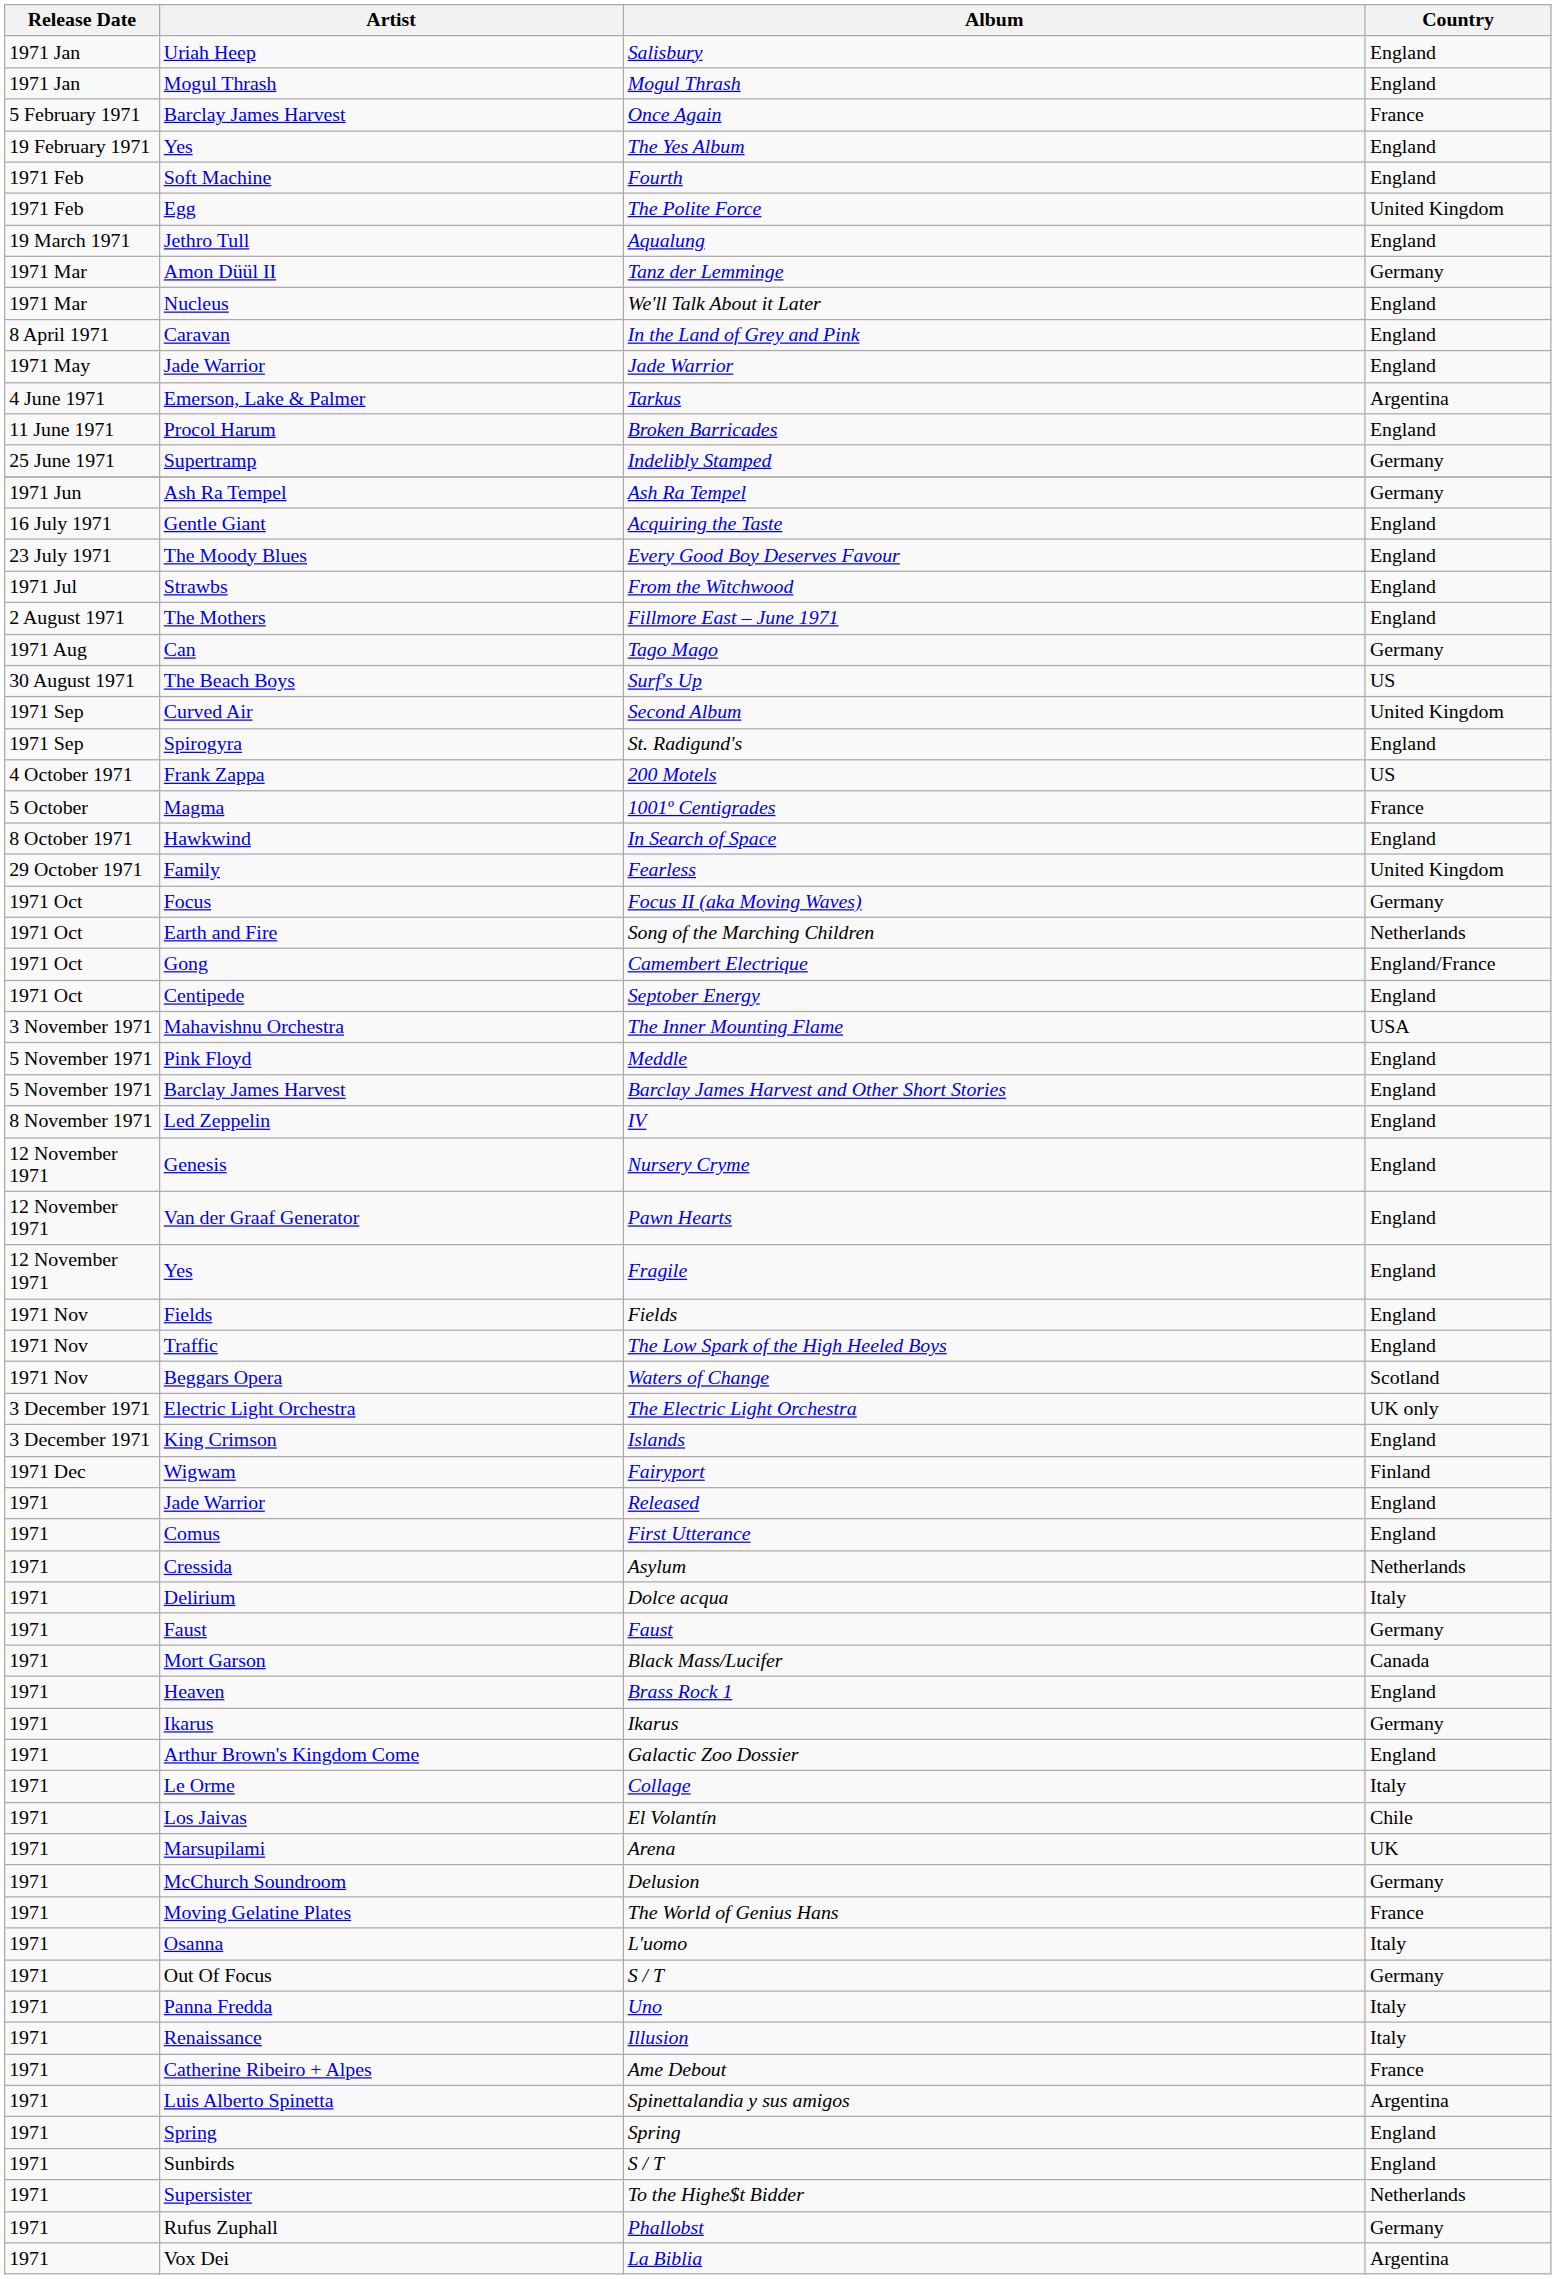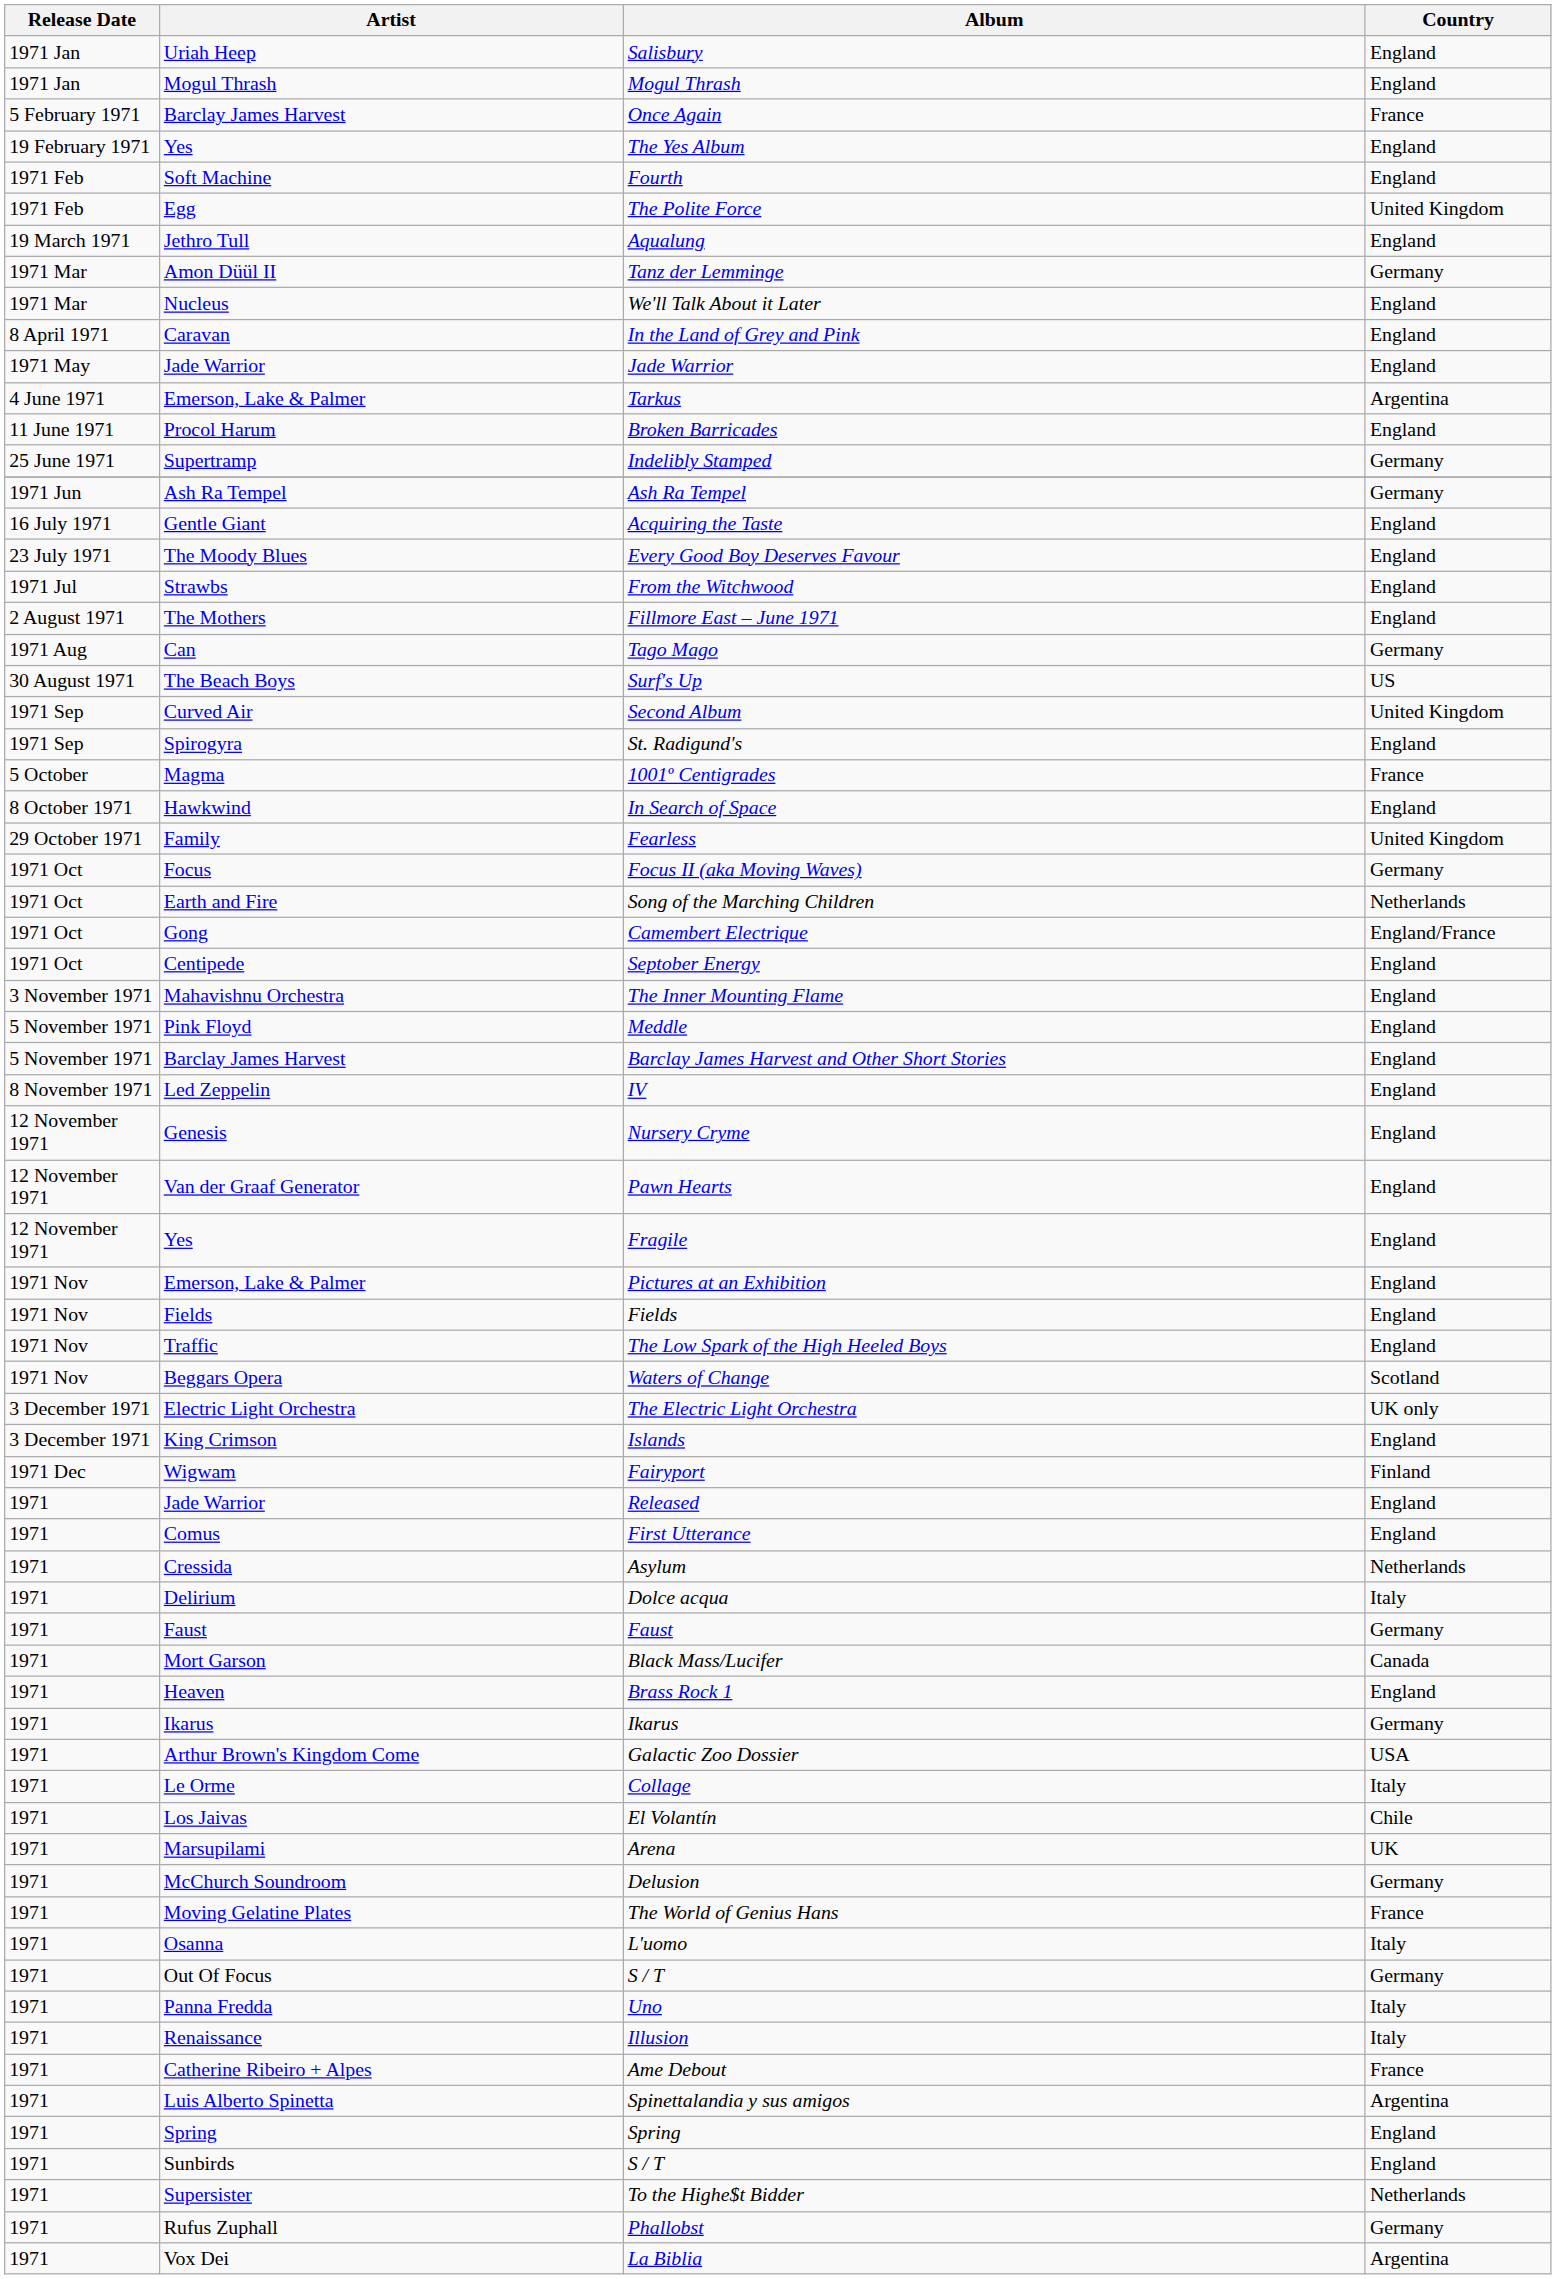- row: (214, 775)
(1390, 1027) USA -> (1403, 995) England
+ row: (265, 1282)
(1403, 1754) England -> (1390, 1754) USA
